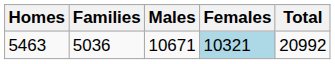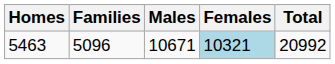(92, 44) 5036 -> (92, 44) 5096
